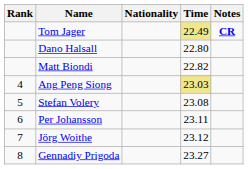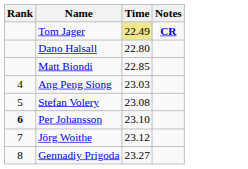- column: (151, 13)
(196, 66) 22.82 -> (137, 66) 22.85
(196, 84) khaki background -> (137, 84) no background
(20, 119) normal -> (20, 119) bold
(196, 119) 23.11 -> (137, 119) 23.10
